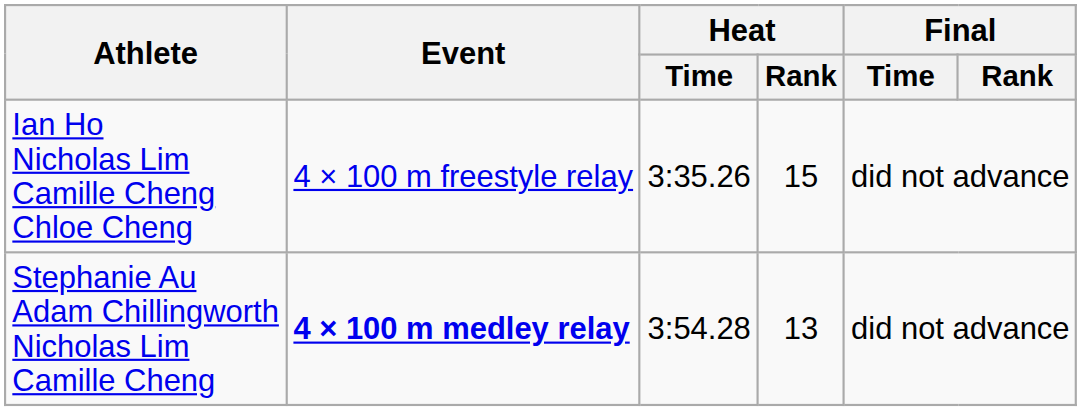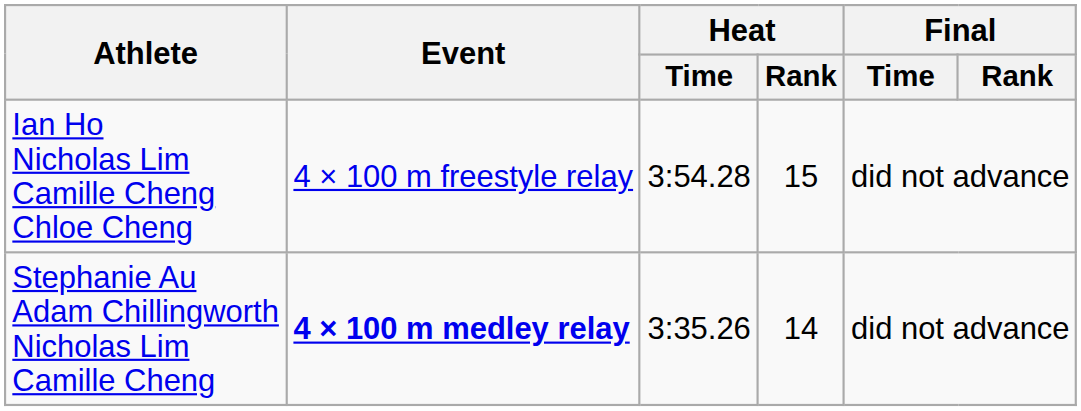(699, 177) 3:35.26 -> (699, 177) 3:54.28
(699, 329) 3:54.28 -> (699, 329) 3:35.26
(801, 329) 13 -> (801, 329) 14
